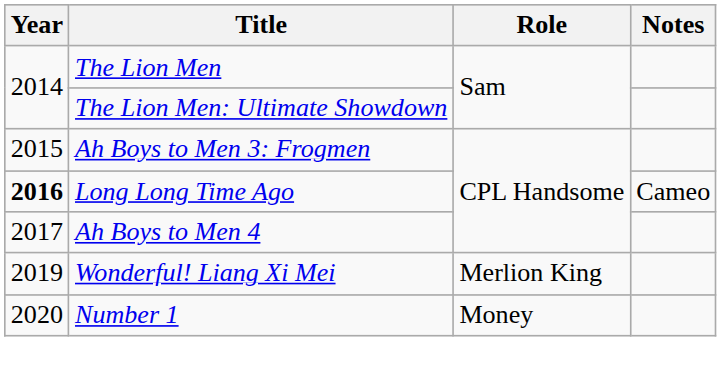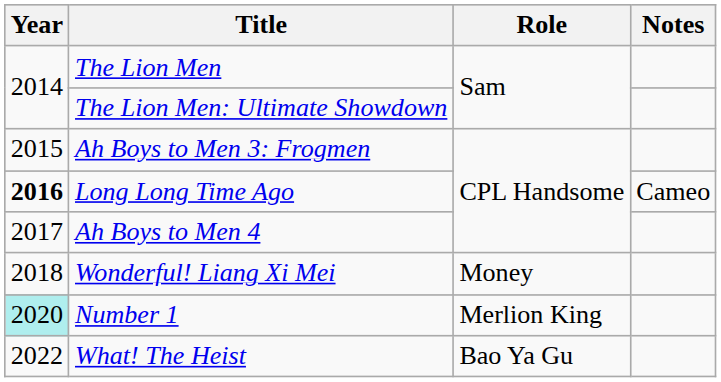(37, 273) 2019 -> (37, 273) 2018
(531, 273) Merlion King -> (496, 273) Money
(37, 314) no background -> (37, 314) paleturquoise background
(496, 314) Money -> (531, 314) Merlion King
+ row: (160, 356)
